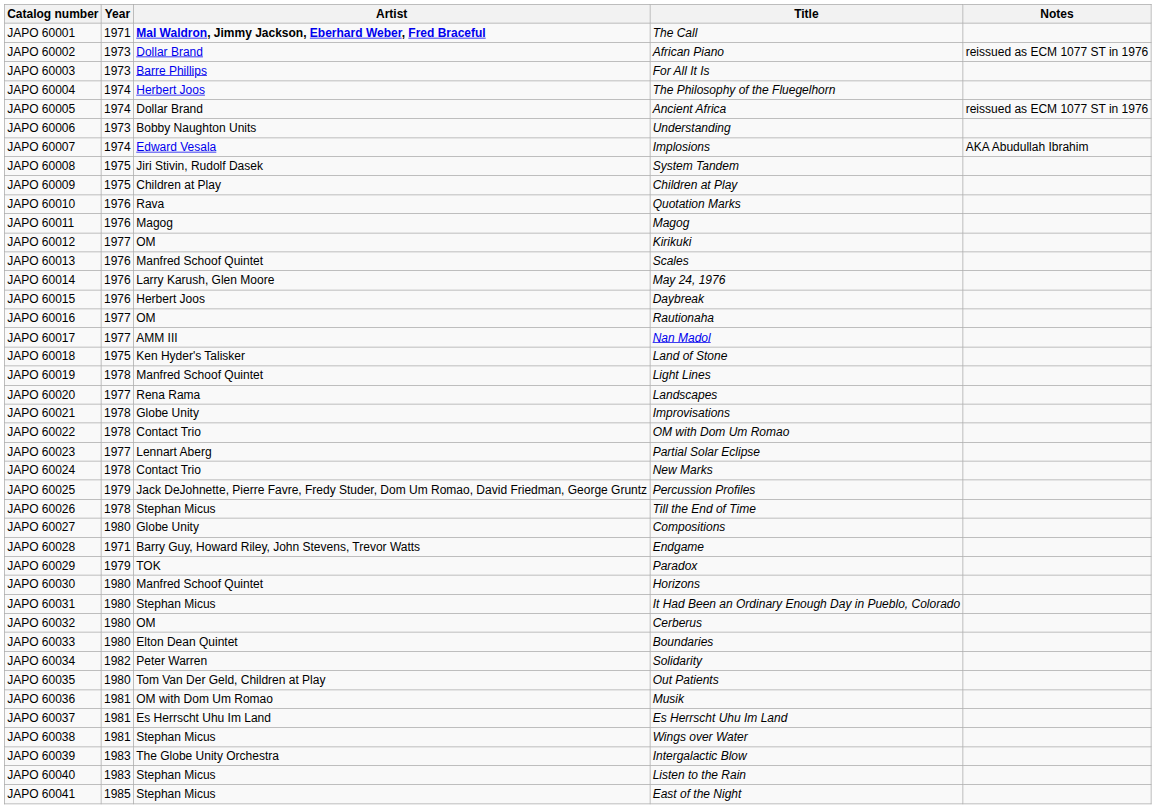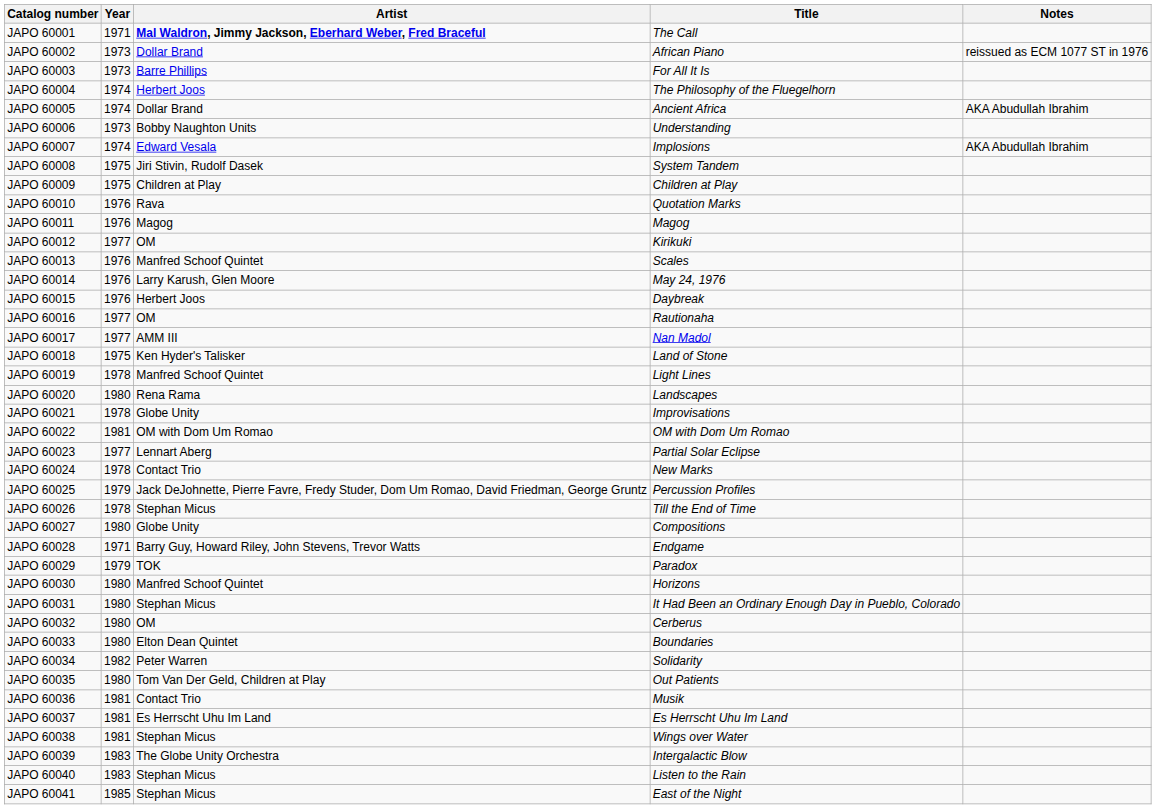(1057, 109) reissued as ECM 1077 ST in 1976 -> (1027, 109) AKA Abudullah Ibrahim
(117, 394) 1977 -> (117, 394) 1980
(117, 432) 1978 -> (117, 432) 1981
(169, 432) Contact Trio -> (205, 432) OM with Dom Um Romao
(205, 699) OM with Dom Um Romao -> (169, 699) Contact Trio
